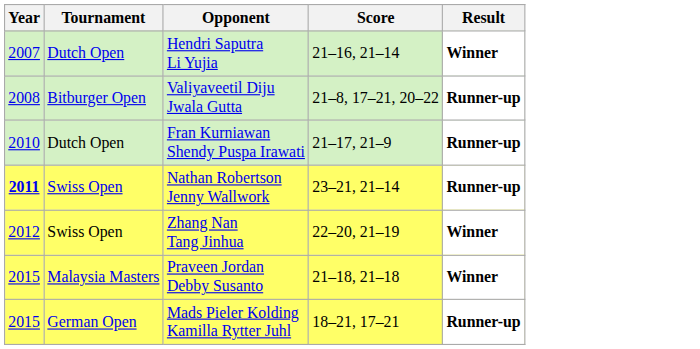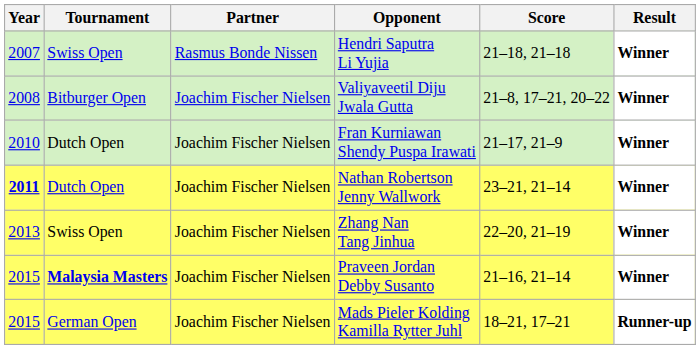+ column: (253, 17)
(86, 53) Dutch Open -> (85, 53) Swiss Open
(356, 53) 21–16, 21–14 -> (527, 53) 21–18, 21–18
(484, 98) Runner-up -> (643, 98) Winner
(484, 143) Runner-up -> (643, 143) Winner
(85, 187) Swiss Open -> (86, 187) Dutch Open
(484, 187) Runner-up -> (643, 187) Winner
(24, 232) 2012 -> (24, 232) 2013
(103, 277) normal -> (107, 277) bold
(356, 277) 21–18, 21–18 -> (527, 277) 21–16, 21–14
